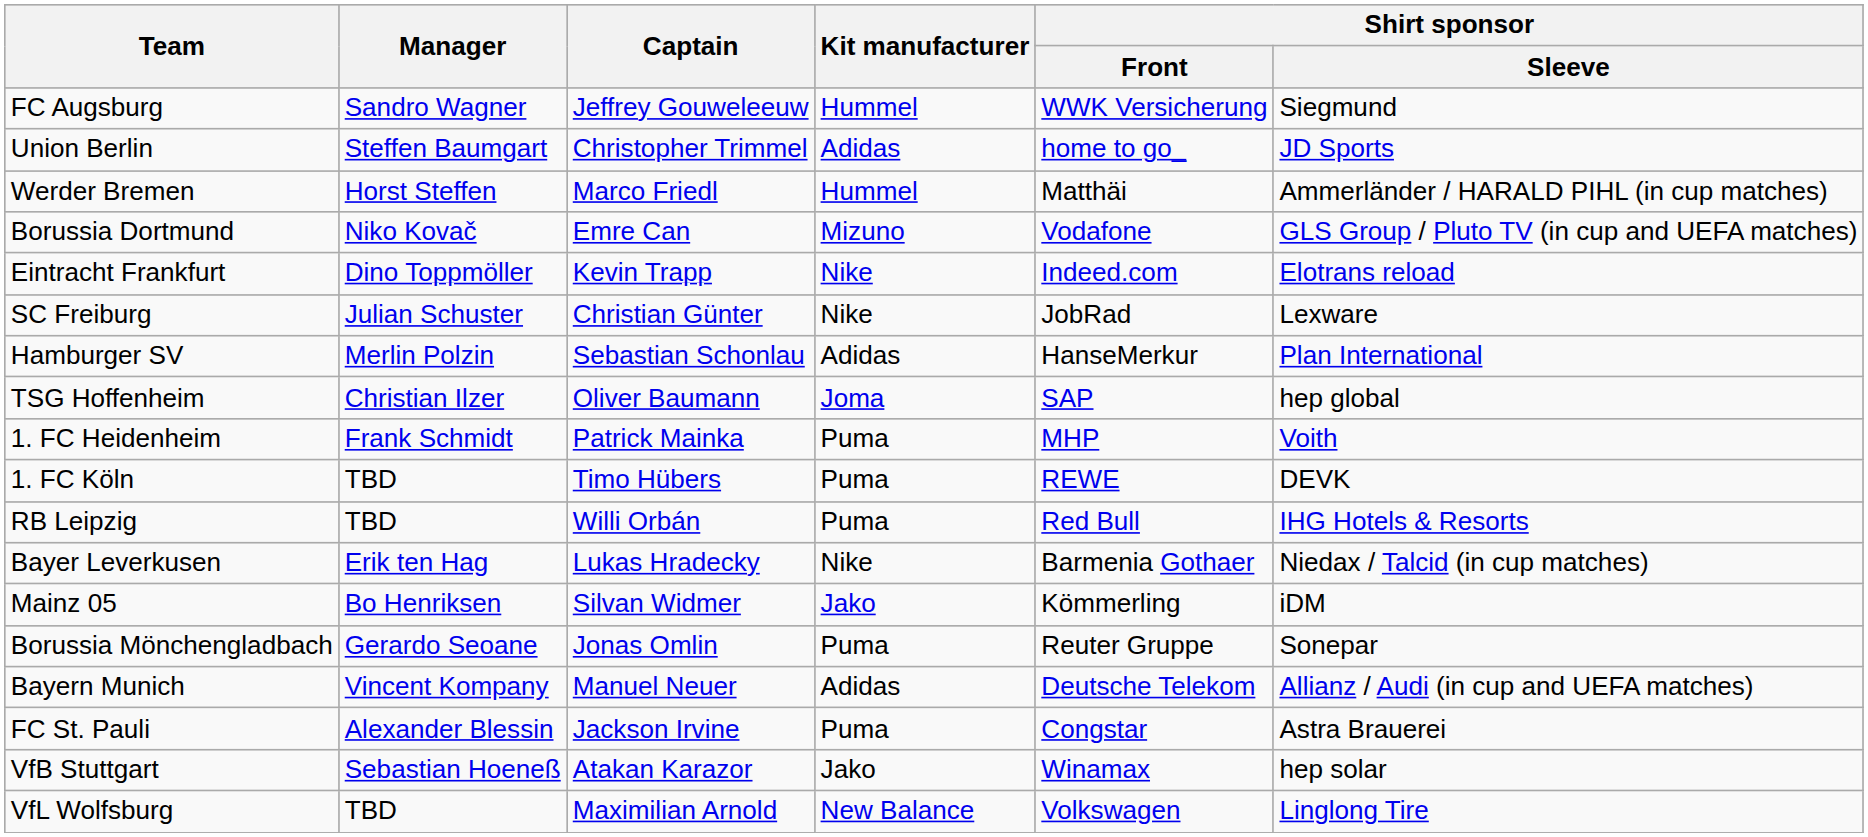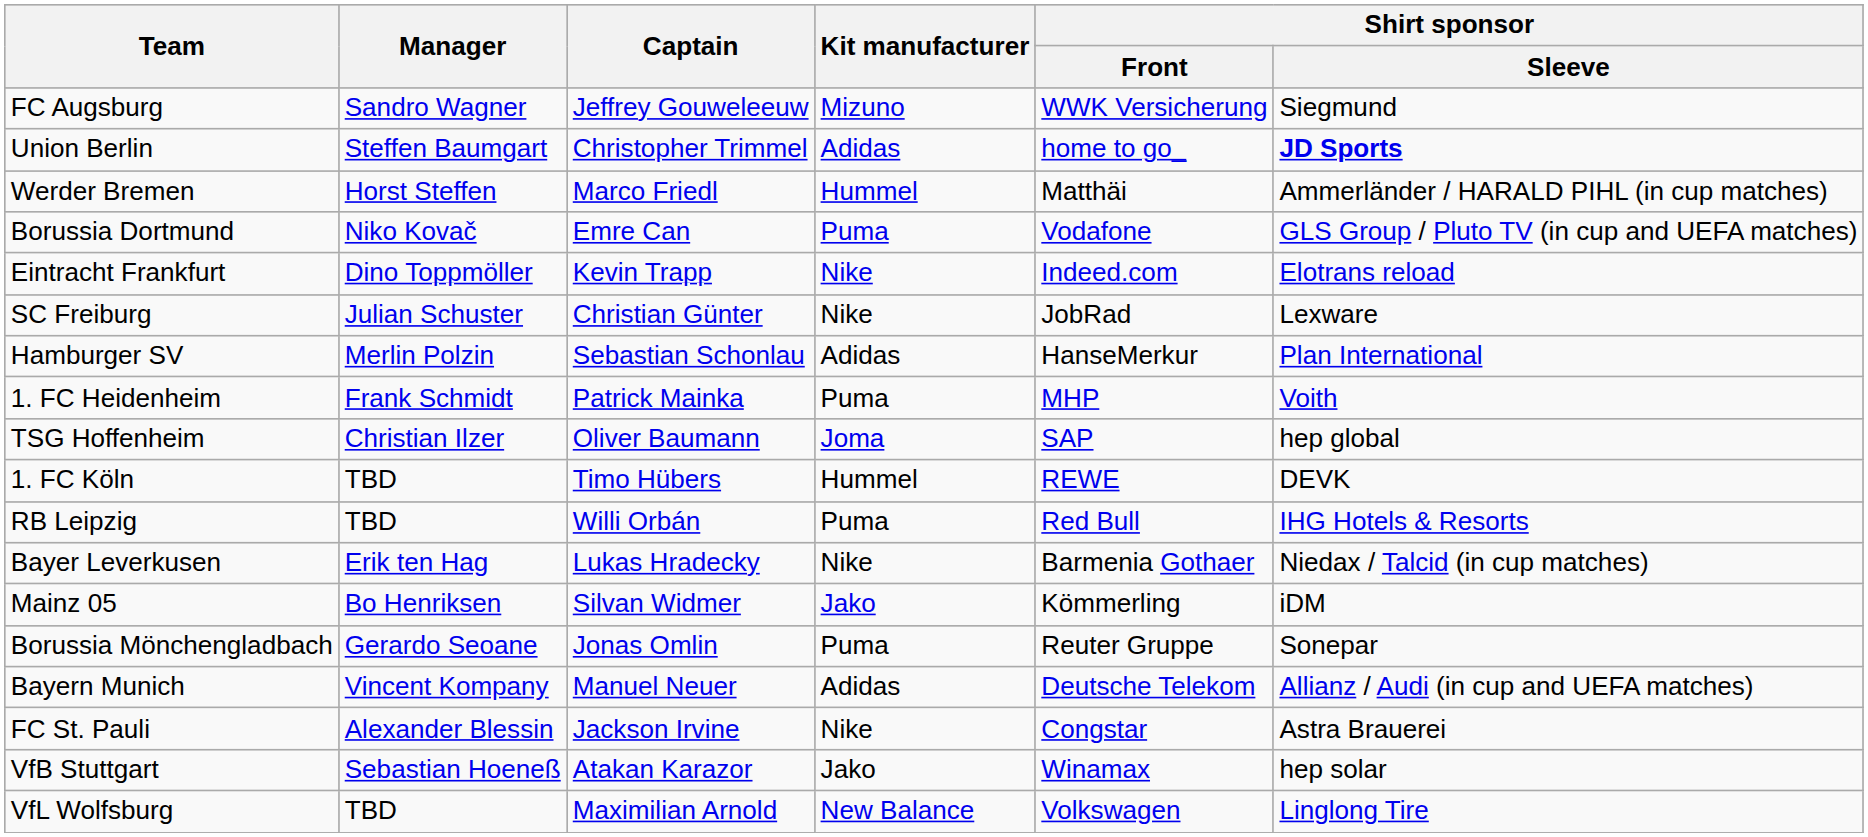(869, 107) Hummel -> (863, 107) Mizuno
(1337, 149) normal -> (1341, 149) bold
(863, 231) Mizuno -> (855, 231) Puma
rows swapped: (116, 438) <-> (108, 397)
(855, 480) Puma -> (869, 480) Hummel
(855, 728) Puma -> (847, 728) Nike
